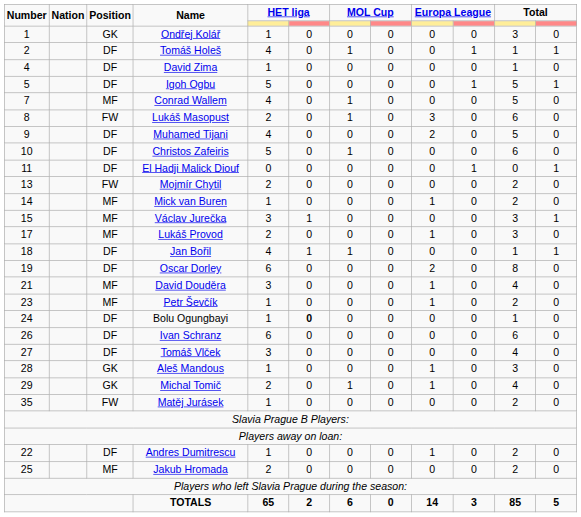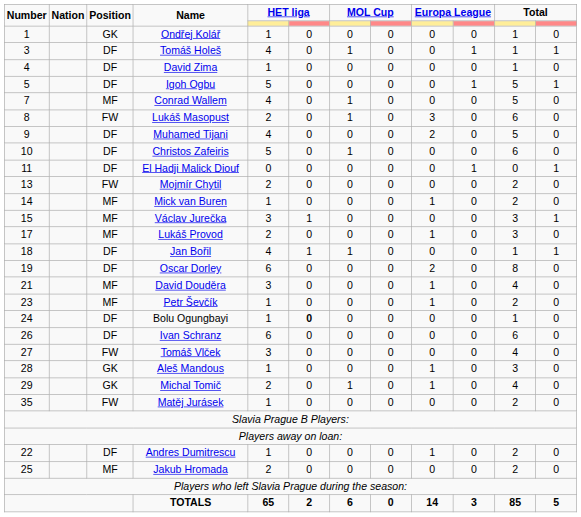(515, 34) 3 -> (515, 34) 1
(27, 51) 2 -> (27, 51) 3
(110, 352) DF -> (110, 352) FW
